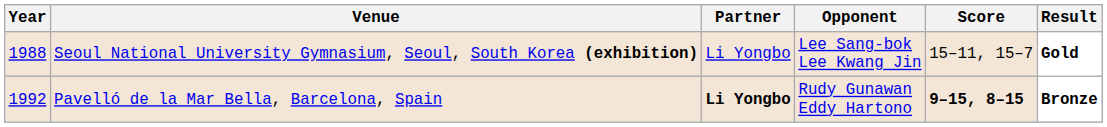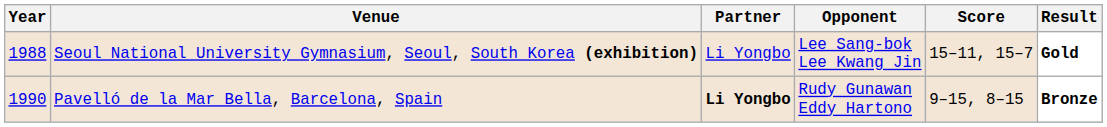(27, 99) 1992 -> (27, 99) 1990
(976, 99) bold -> (976, 99) normal
